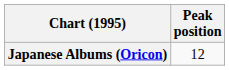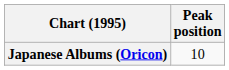(198, 53) 12 -> (198, 53) 10
